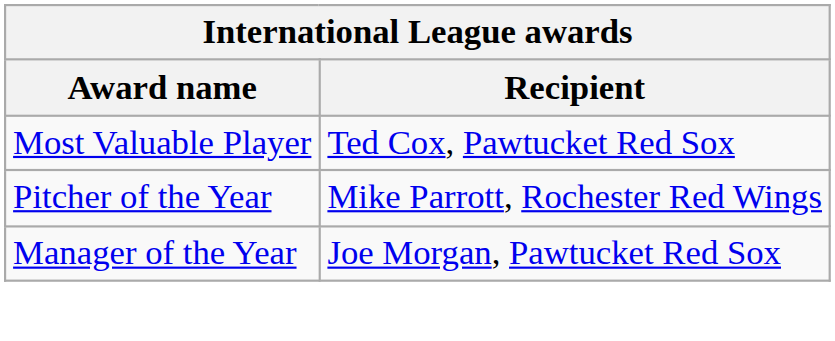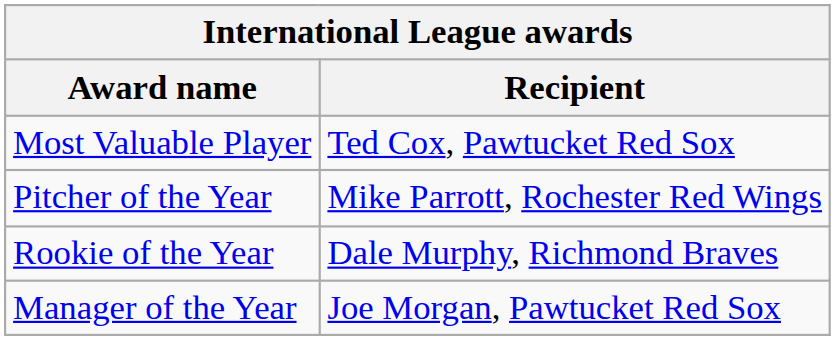+ row: (143, 252)
